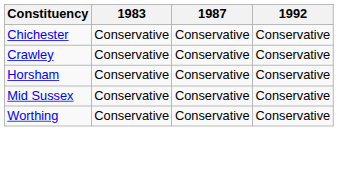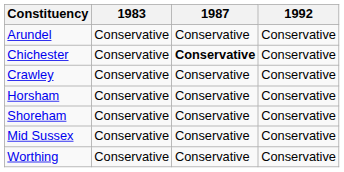+ row: (29, 34)
(212, 34) normal -> (215, 55) bold
+ row: (37, 116)
